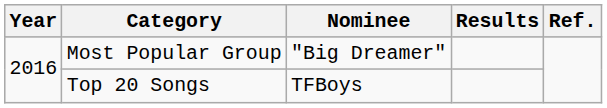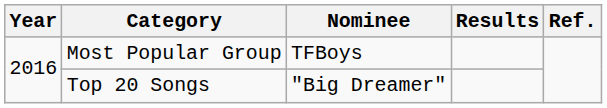(369, 53) "Big Dreamer" -> (327, 53) TFBoys
(327, 86) TFBoys -> (369, 86) "Big Dreamer"
